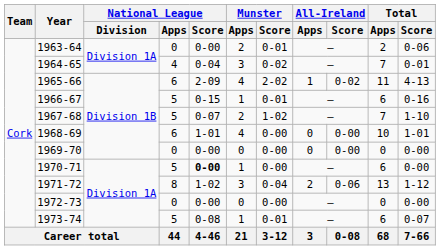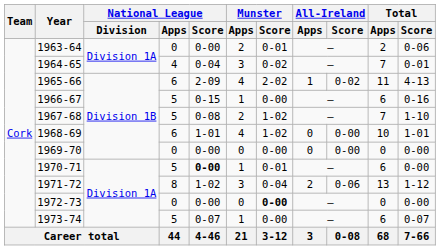(275, 99) 0-01 -> (275, 99) 0-00
(208, 116) 0-07 -> (208, 116) 0-08
(275, 133) 0-00 -> (275, 133) 1-02
(275, 167) 0-00 -> (275, 167) 0-01
(275, 202) normal -> (275, 202) bold
(208, 219) 0-08 -> (208, 219) 0-07
(275, 219) 0-01 -> (275, 219) 0-00
